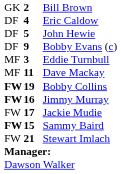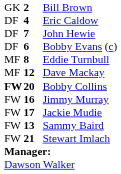(26, 33) 5 -> (26, 33) 7
(26, 46) 9 -> (26, 46) 6
(26, 60) 3 -> (26, 60) 8
(29, 73) 11 -> (29, 73) 12
(29, 86) 19 -> (29, 86) 20
(13, 99) bold -> (12, 99) normal
(13, 125) bold -> (12, 125) normal
(29, 125) 15 -> (29, 125) 13
